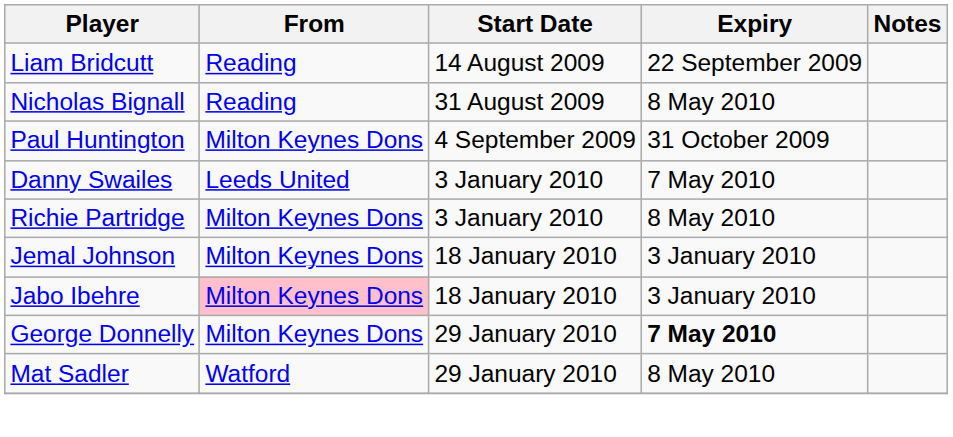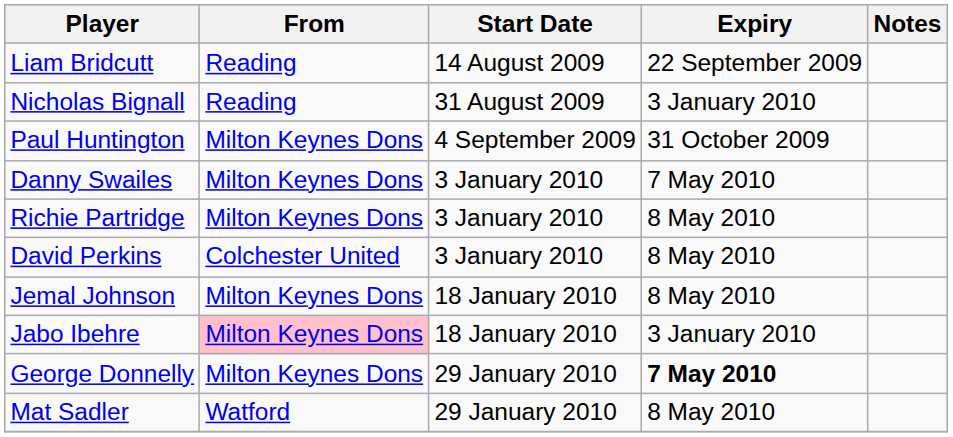(711, 101) 8 May 2010 -> (732, 101) 3 January 2010
(278, 179) Leeds United -> (314, 179) Milton Keynes Dons
+ row: (86, 256)
(732, 256) 3 January 2010 -> (711, 295) 8 May 2010
